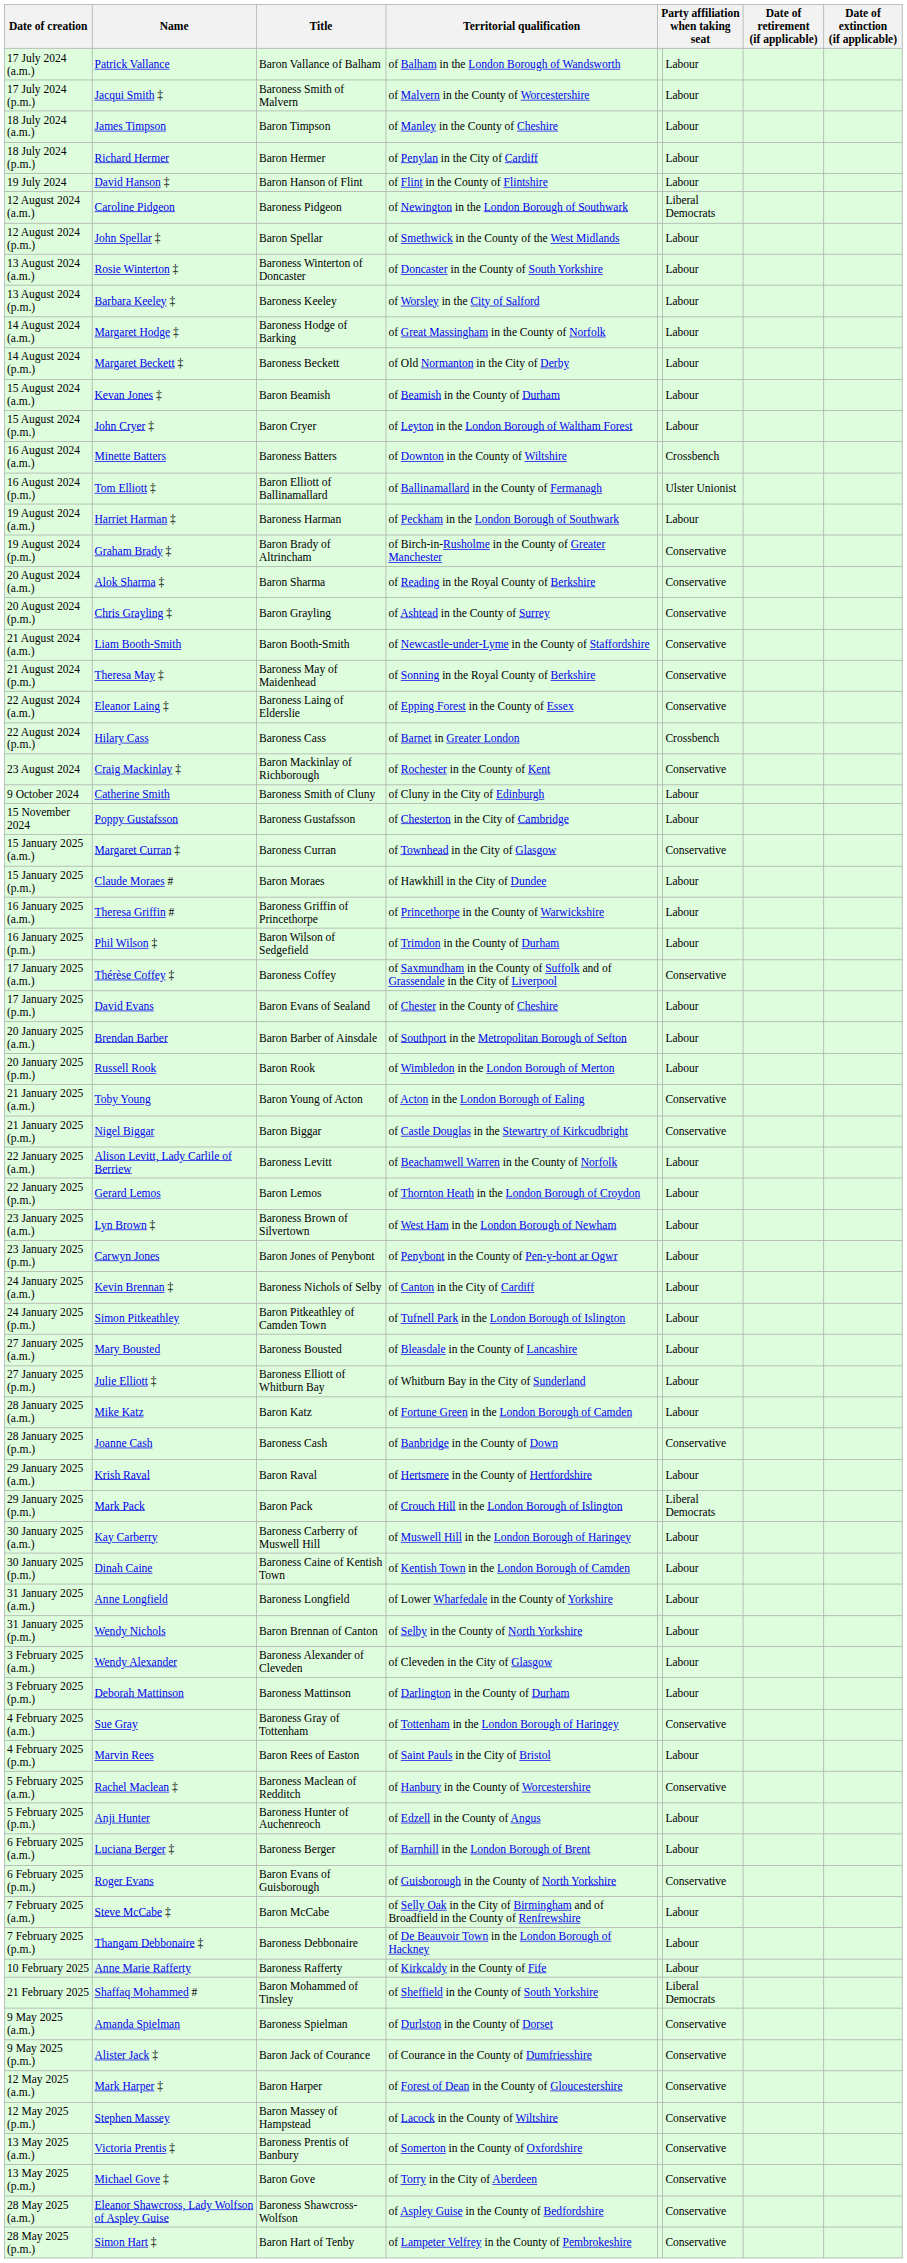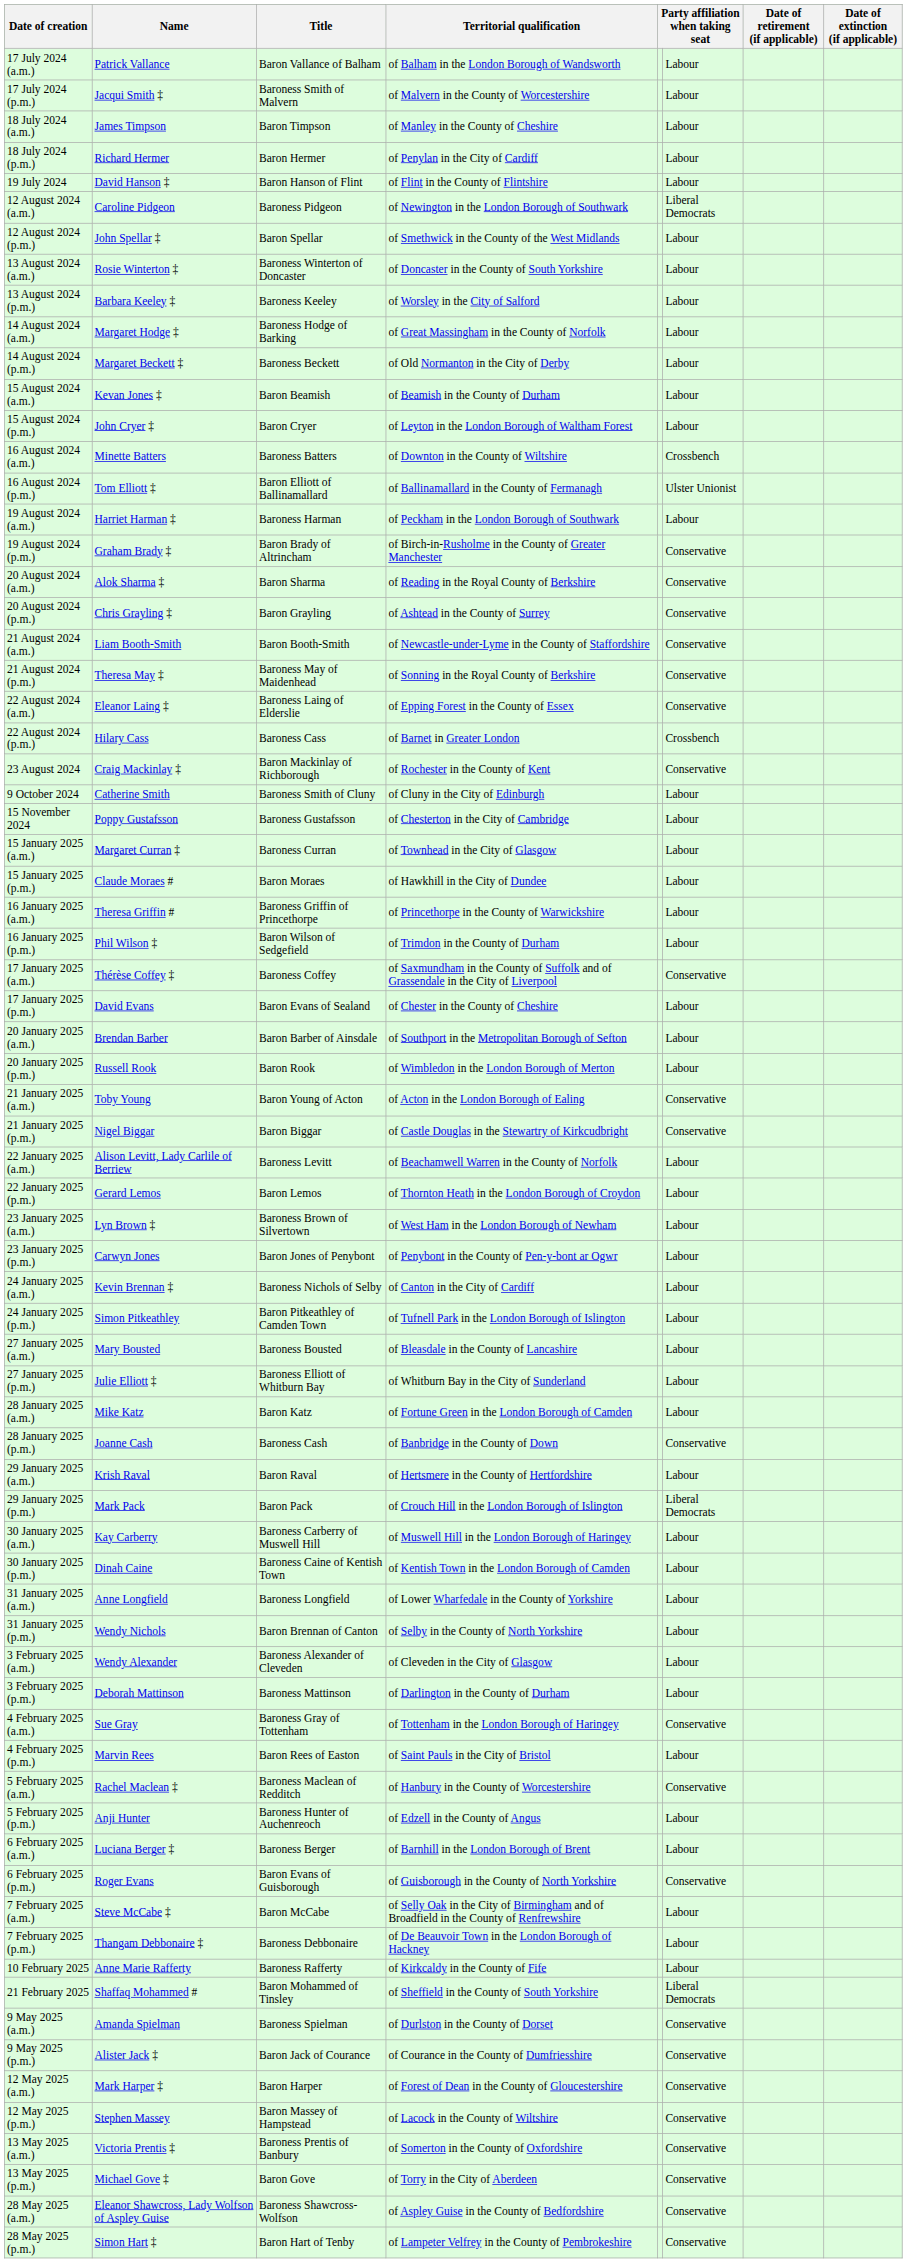(696, 850) Conservative -> (682, 850) Labour
